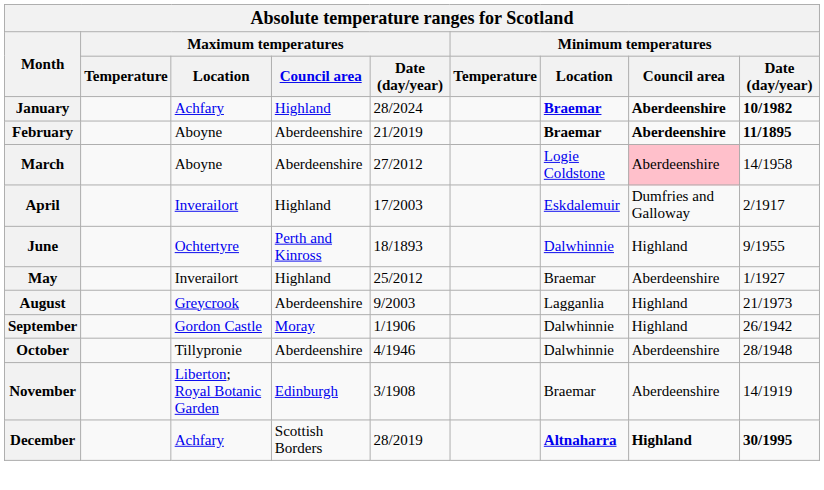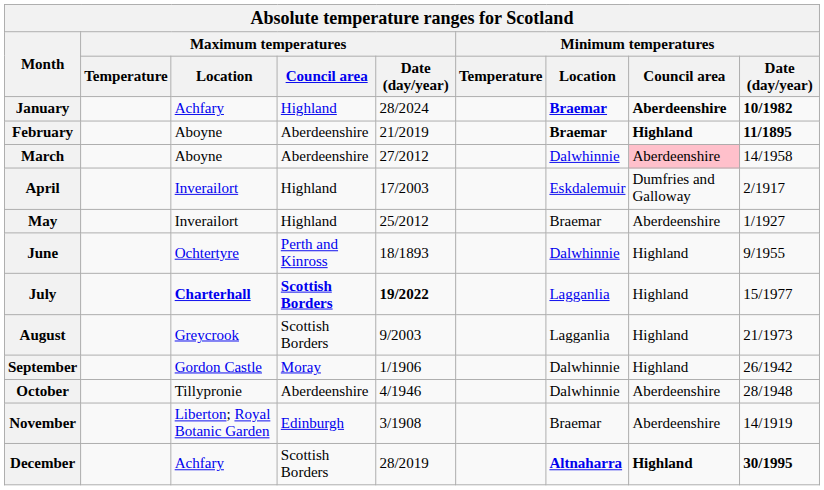(679, 132) Aberdeenshire -> (662, 132) Highland
(574, 164) Logie Coldstone -> (585, 156) Dalwhinnie
rows swapped: (43, 278) <-> (43, 246)
+ row: (43, 294)
(319, 302) Aberdeenshire -> (305, 334) Scottish Borders
